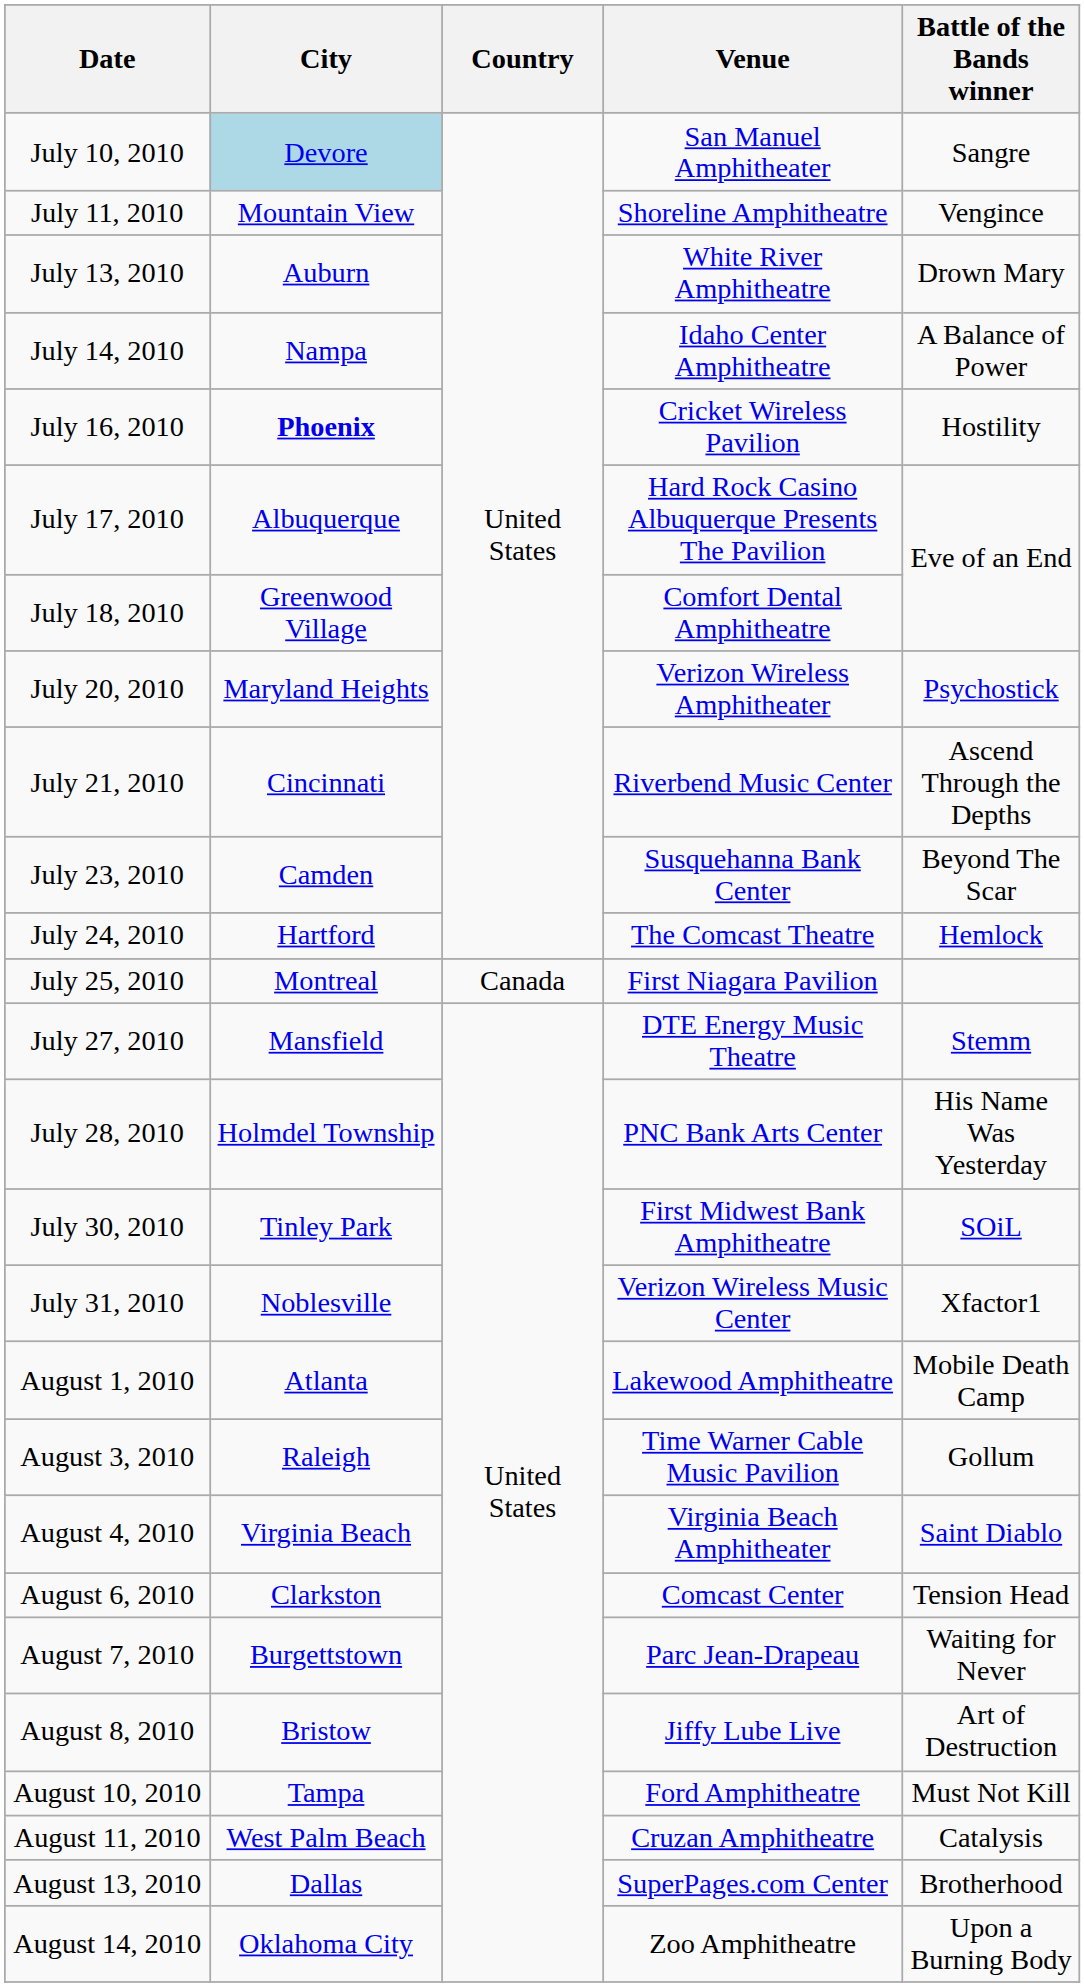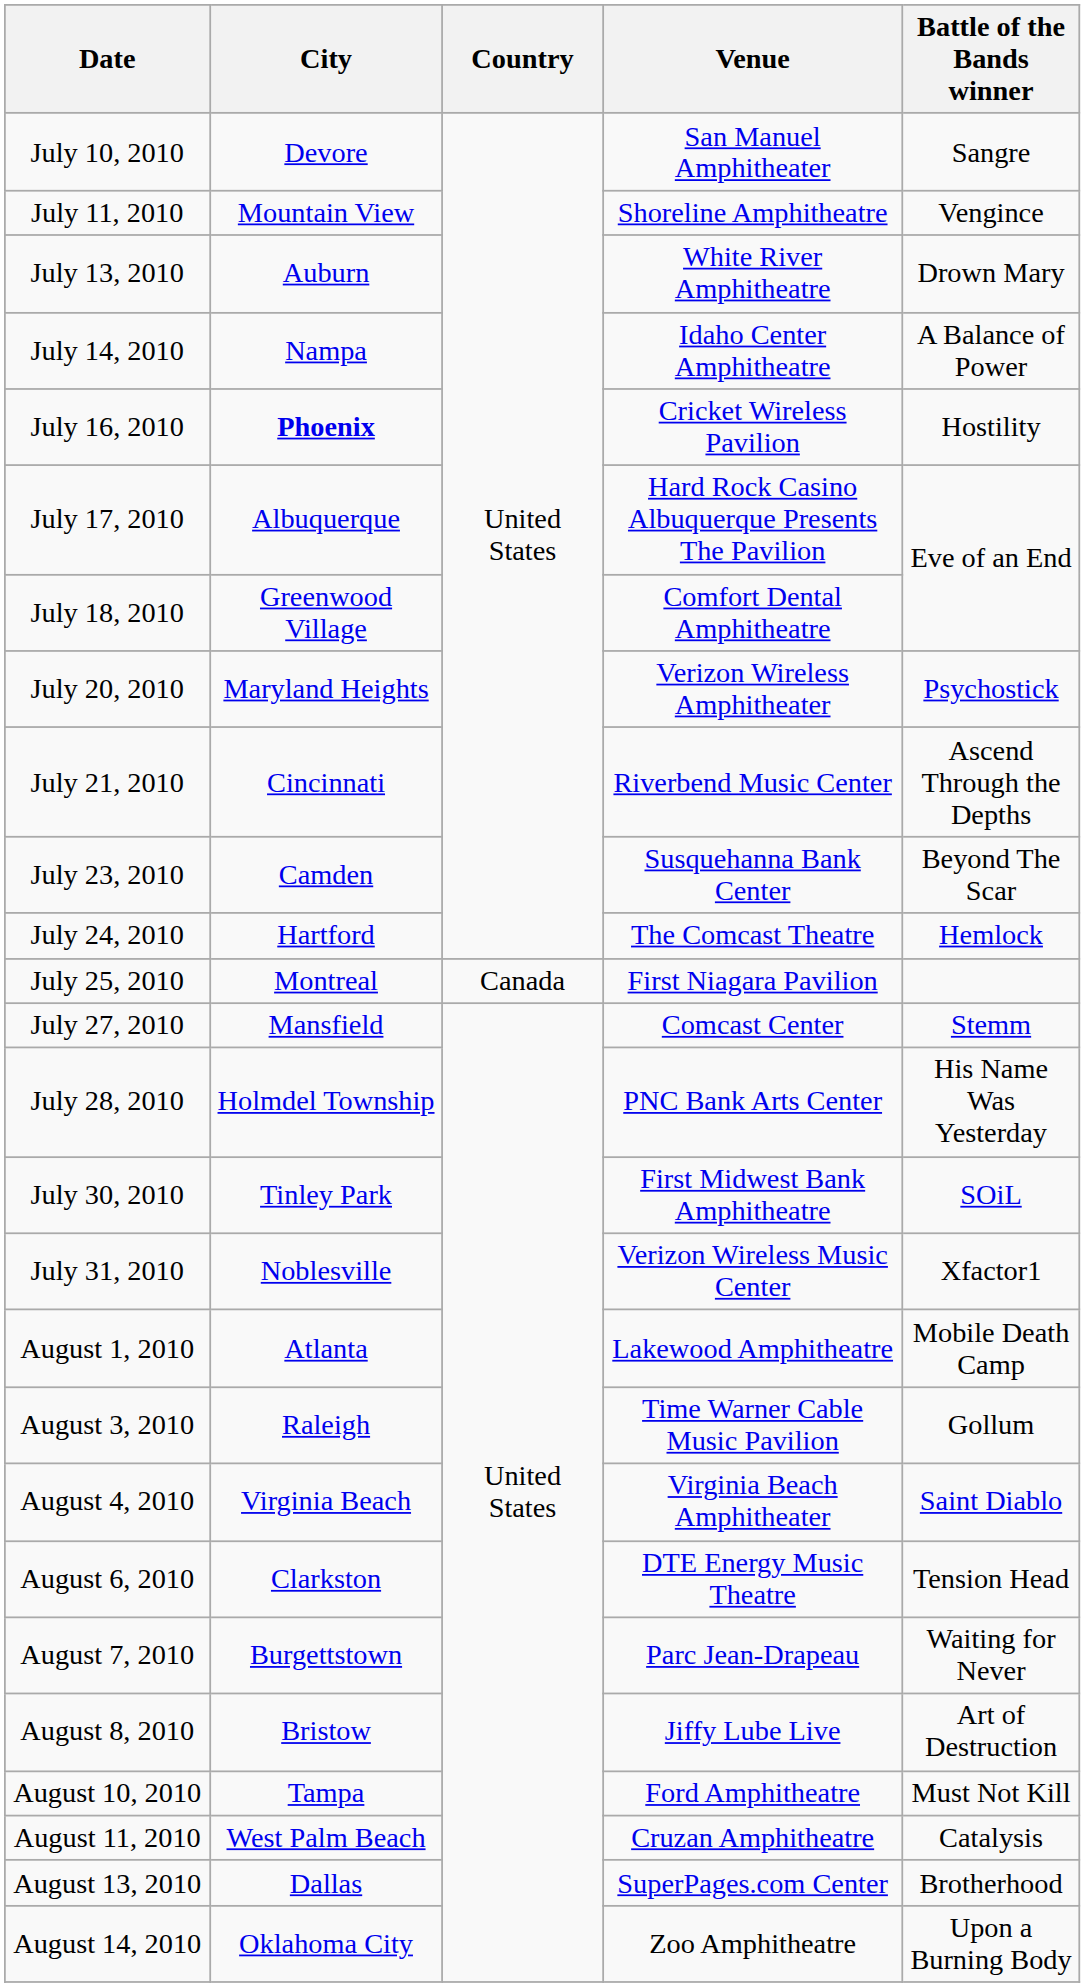(326, 151) lightblue background -> (326, 151) no background
(753, 1040) DTE Energy Music Theatre -> (753, 1025) Comcast Center
(753, 1594) Comcast Center -> (753, 1578) DTE Energy Music Theatre
